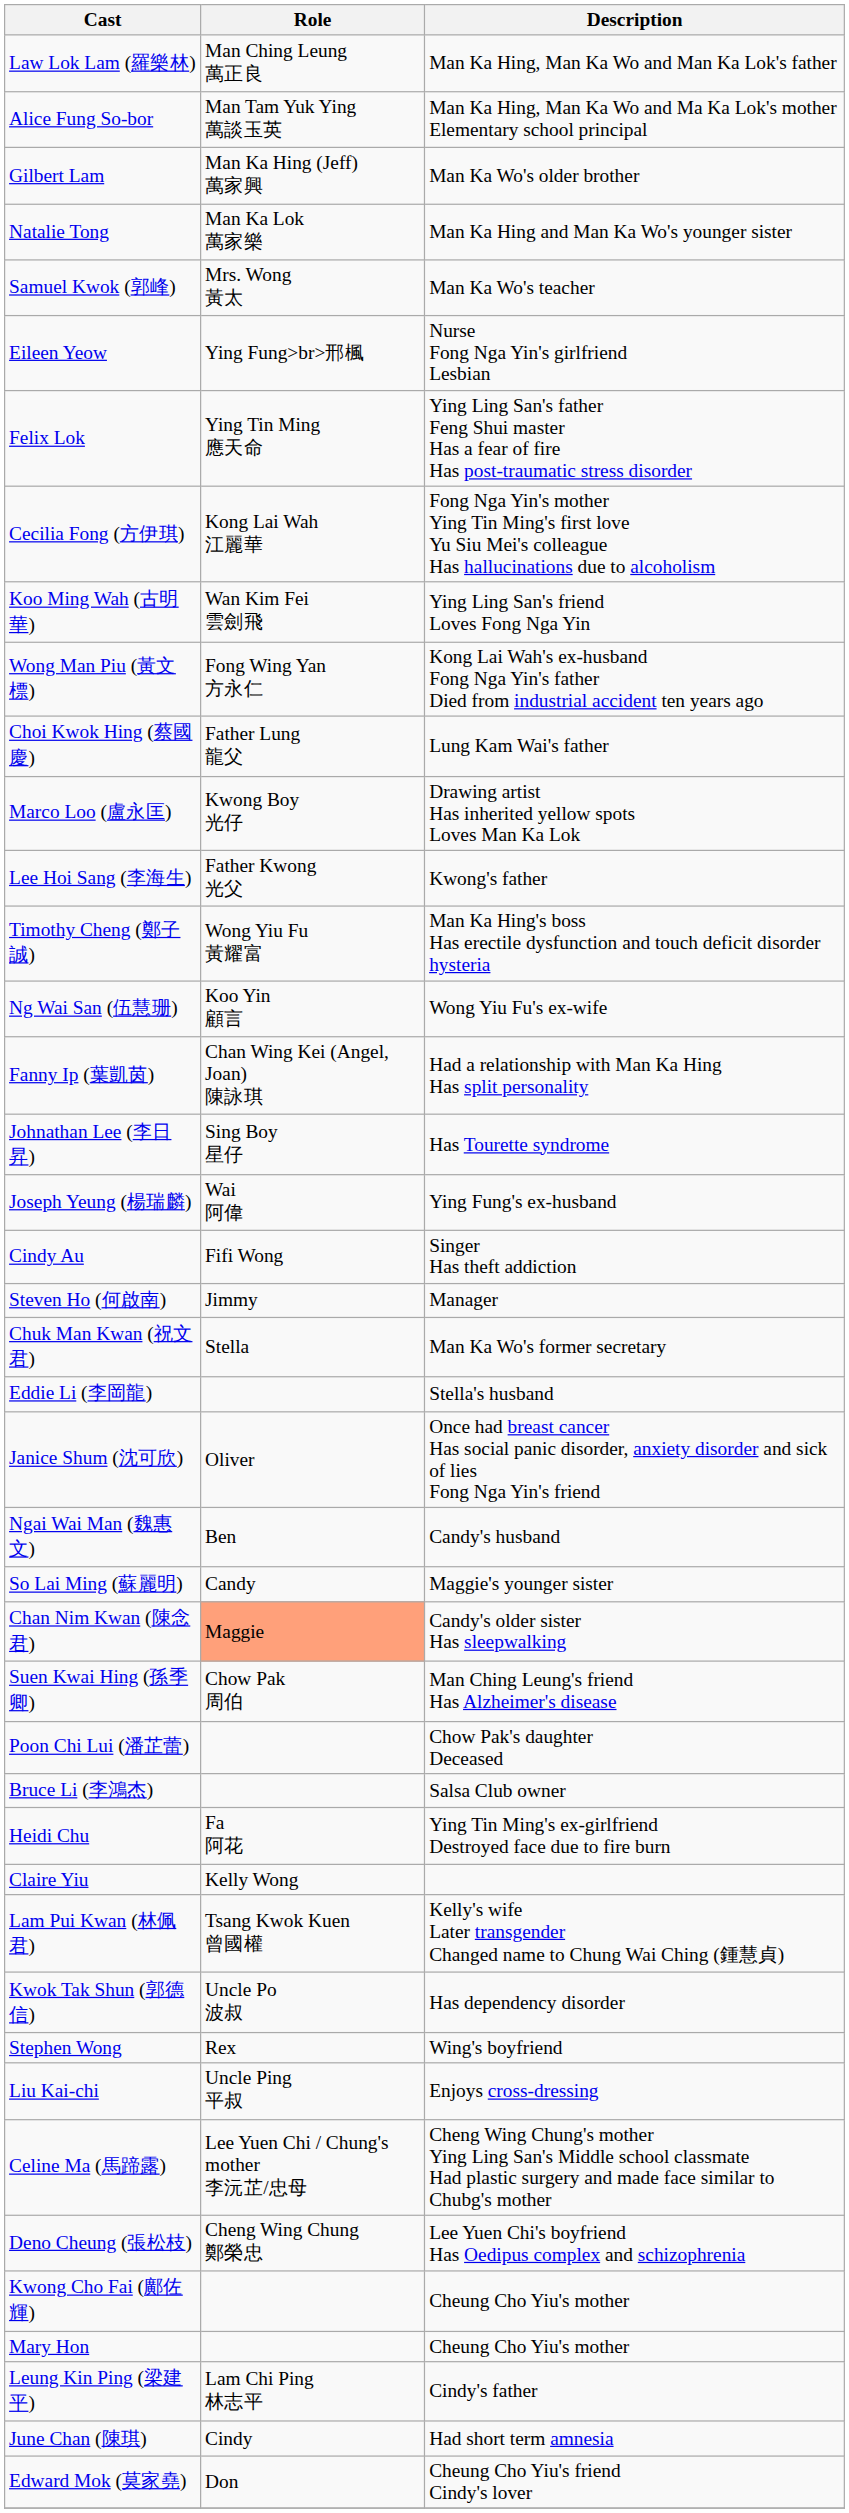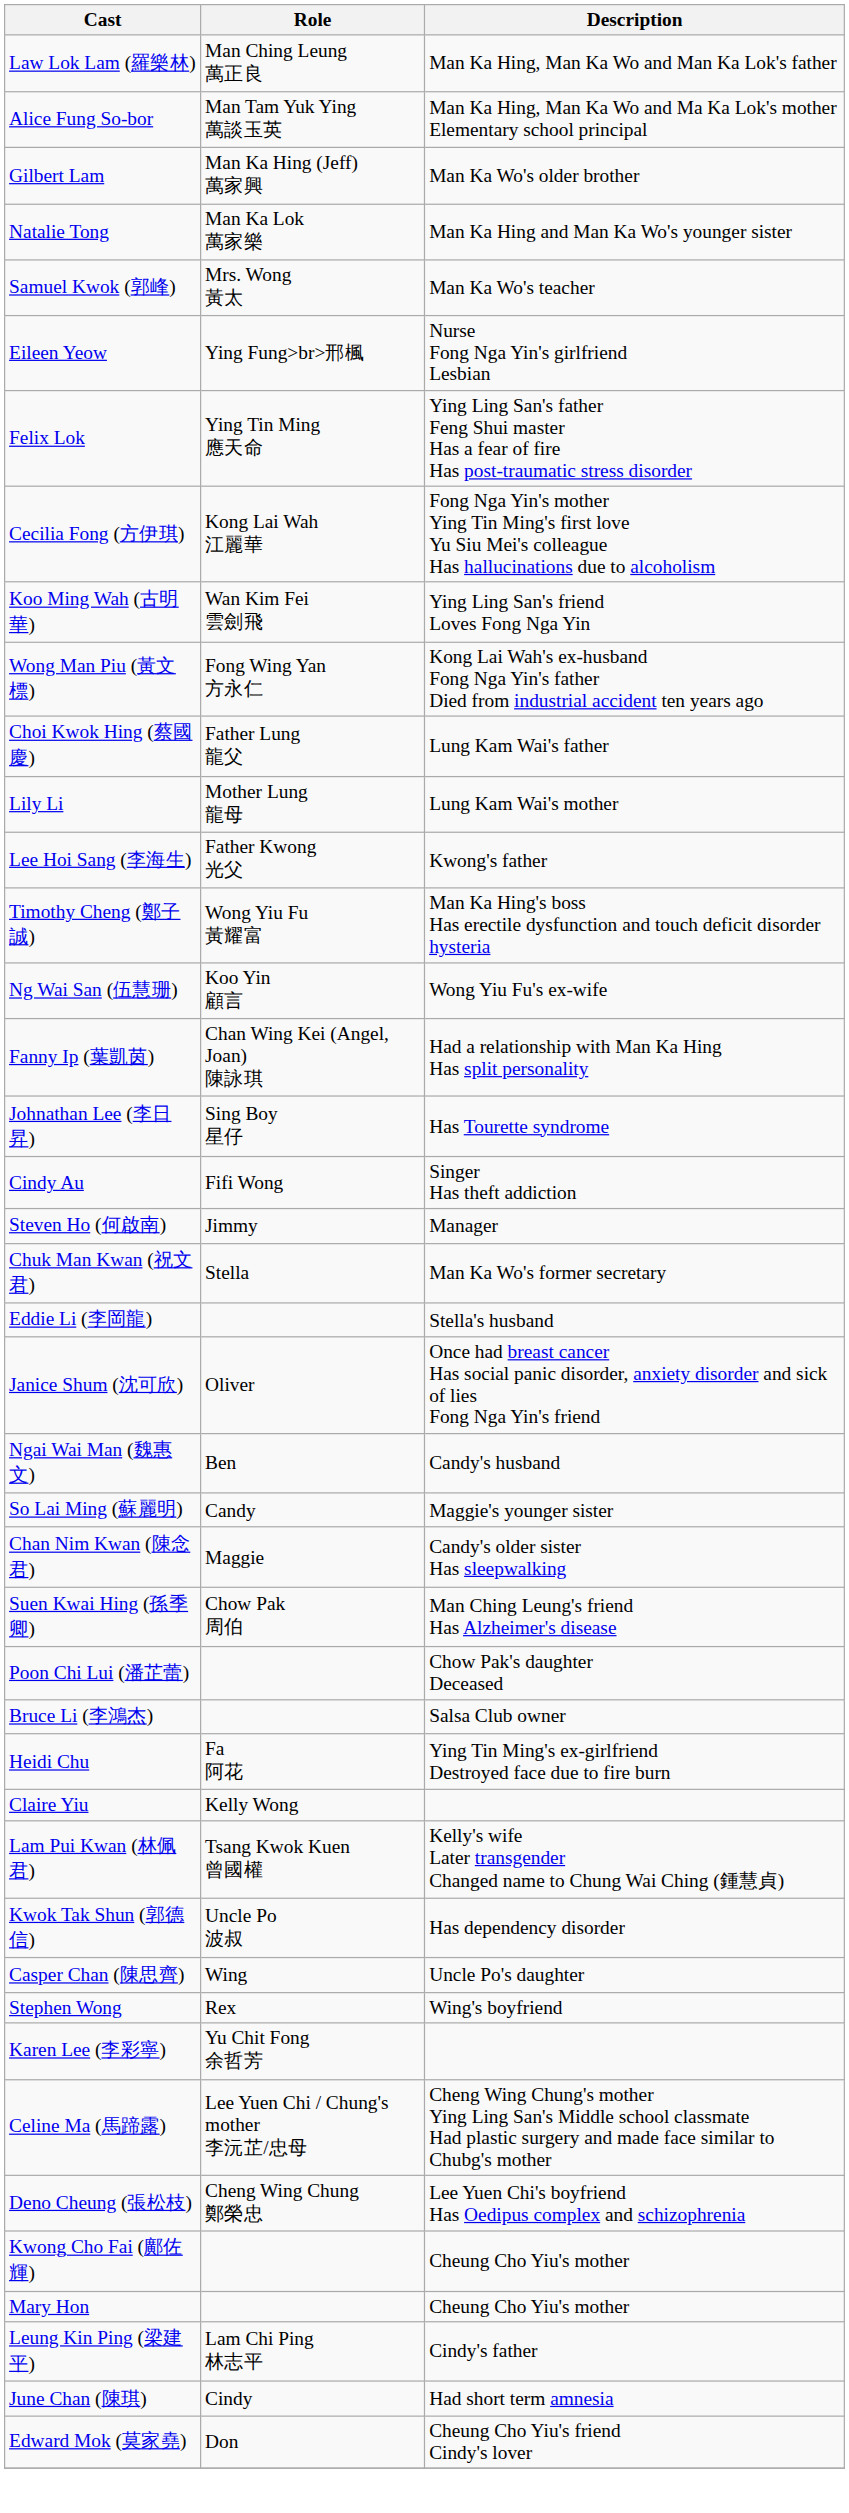+ row: (36, 803)
- row: (90, 812)
- row: (100, 1201)
(235, 1631) lightsalmon background -> (235, 1557) no background
+ row: (97, 1974)
+ row: (88, 2050)
- row: (54, 2090)
